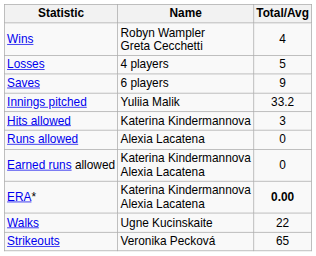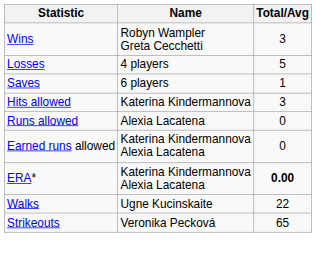(283, 39) 4 -> (283, 39) 3
(283, 83) 9 -> (283, 83) 1
- row: (47, 102)
